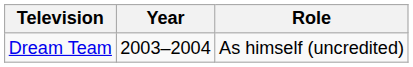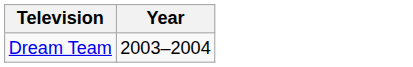- column: (312, 18)
